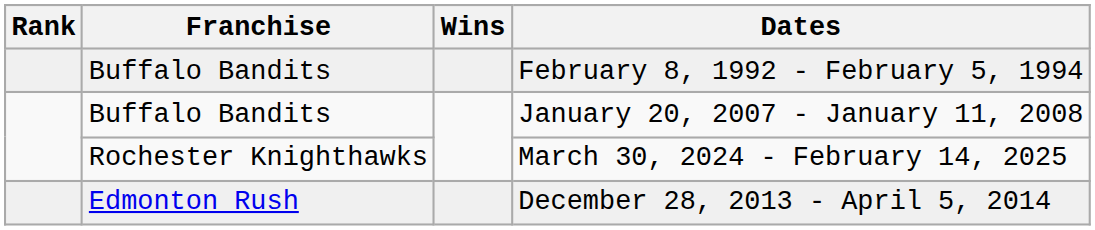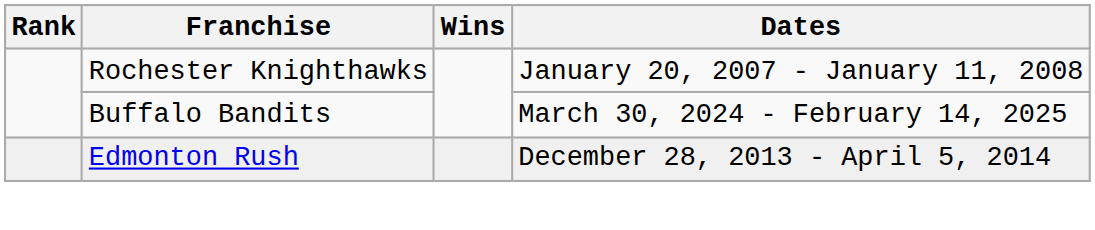- row: (801, 71)
(210, 115) Buffalo Bandits -> (258, 71) Rochester Knighthawks
(258, 159) Rochester Knighthawks -> (210, 115) Buffalo Bandits
